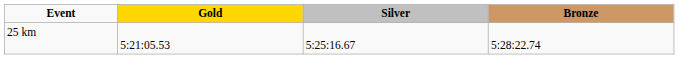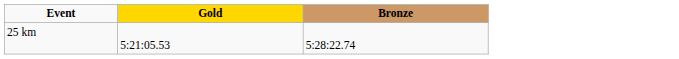- column: (396, 13)
